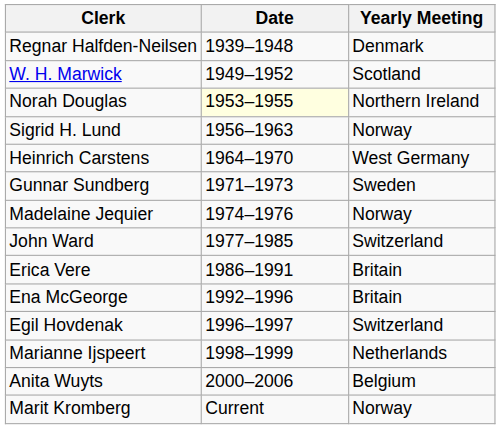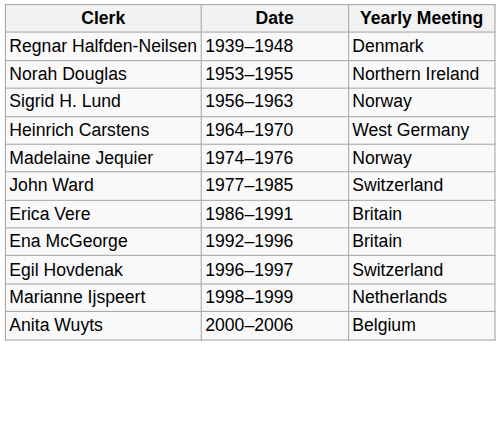- row: (66, 74)
(249, 102) lightyellow background -> (249, 74) no background
- row: (79, 185)
- row: (70, 409)
